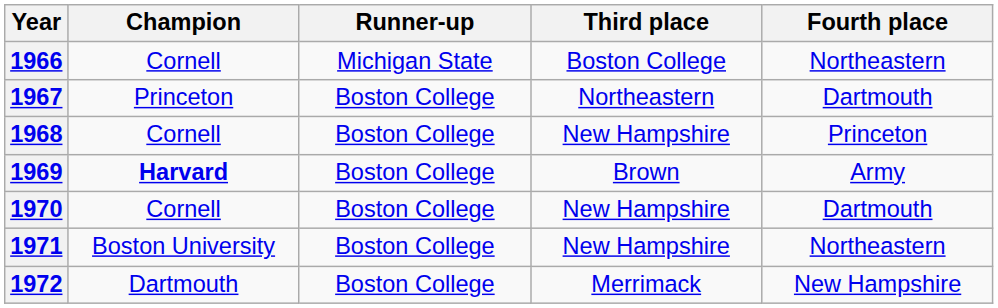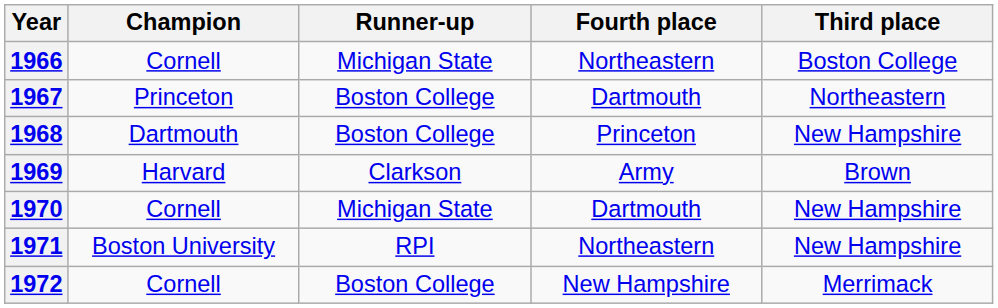columns swapped: (646, 23) <-> (878, 23)
(184, 135) Cornell -> (184, 135) Dartmouth
(184, 172) bold -> (184, 172) normal
(415, 172) Boston College -> (415, 172) Clarkson
(415, 209) Boston College -> (415, 209) Michigan State
(415, 246) Boston College -> (415, 246) RPI
(184, 284) Dartmouth -> (184, 284) Cornell
